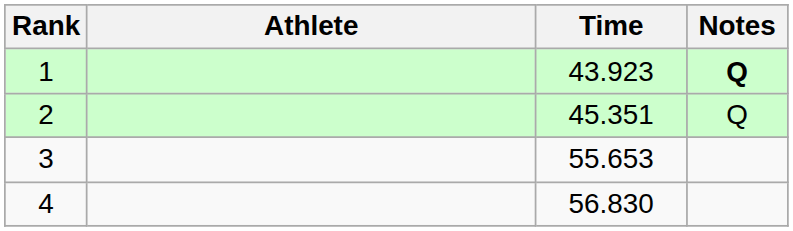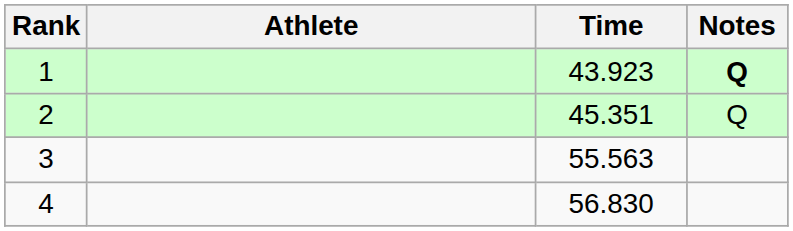(611, 159) 55.653 -> (611, 159) 55.563
